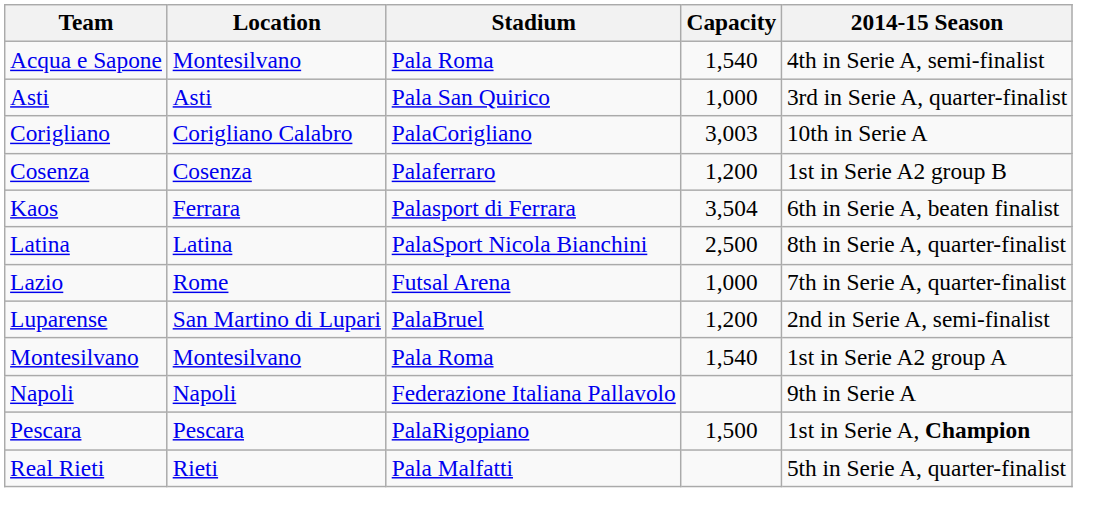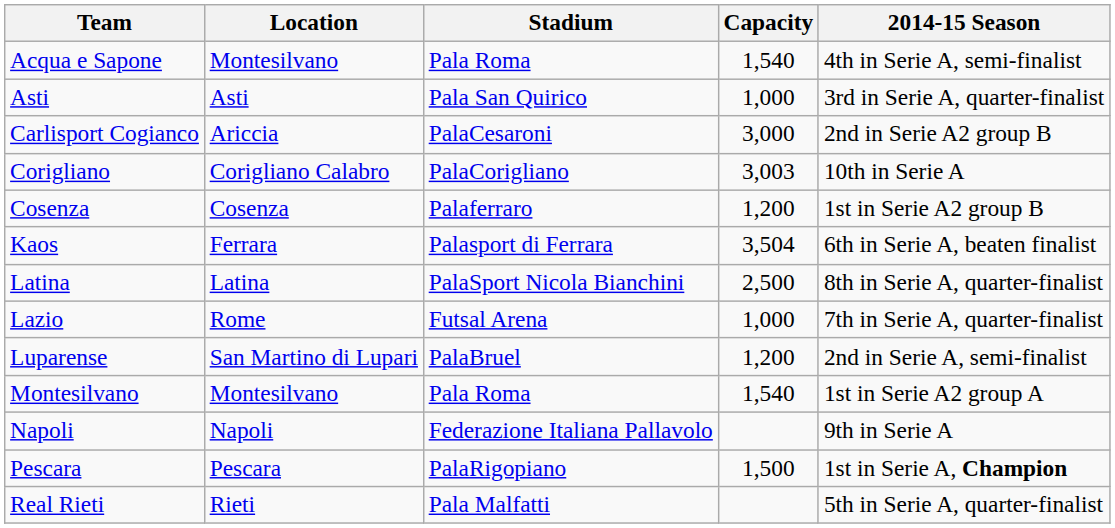+ row: (105, 134)
